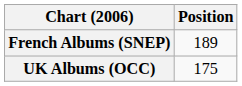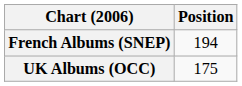(206, 42) 189 -> (206, 42) 194
